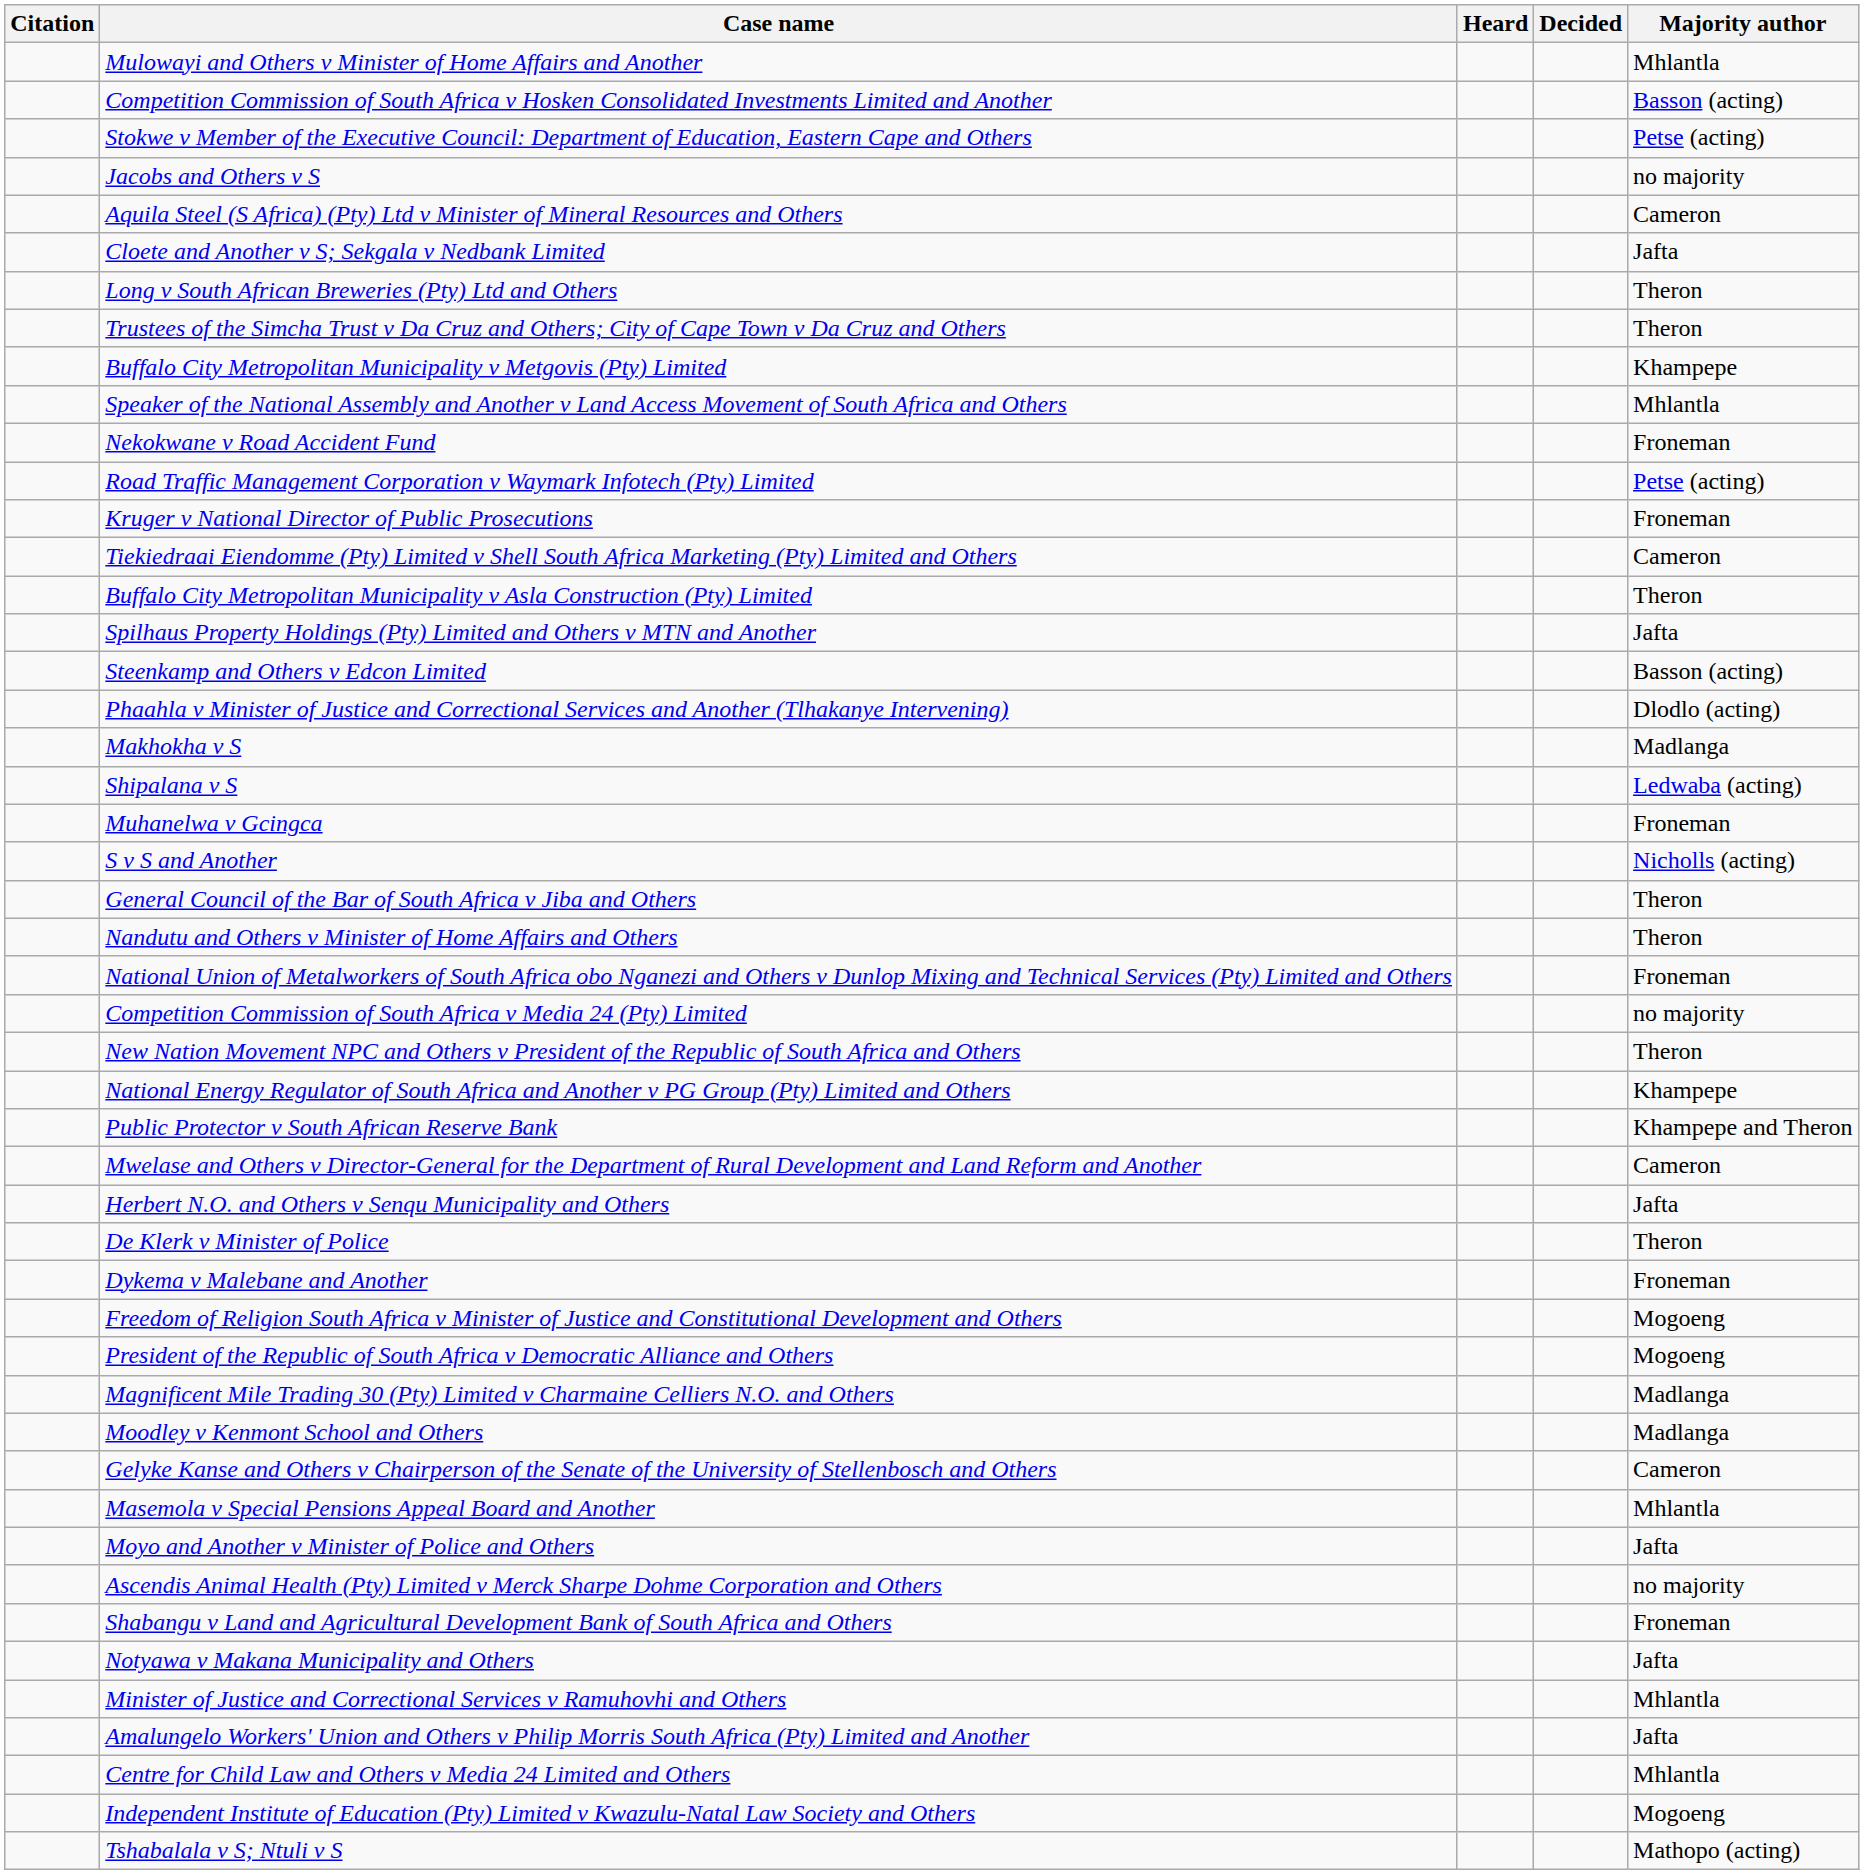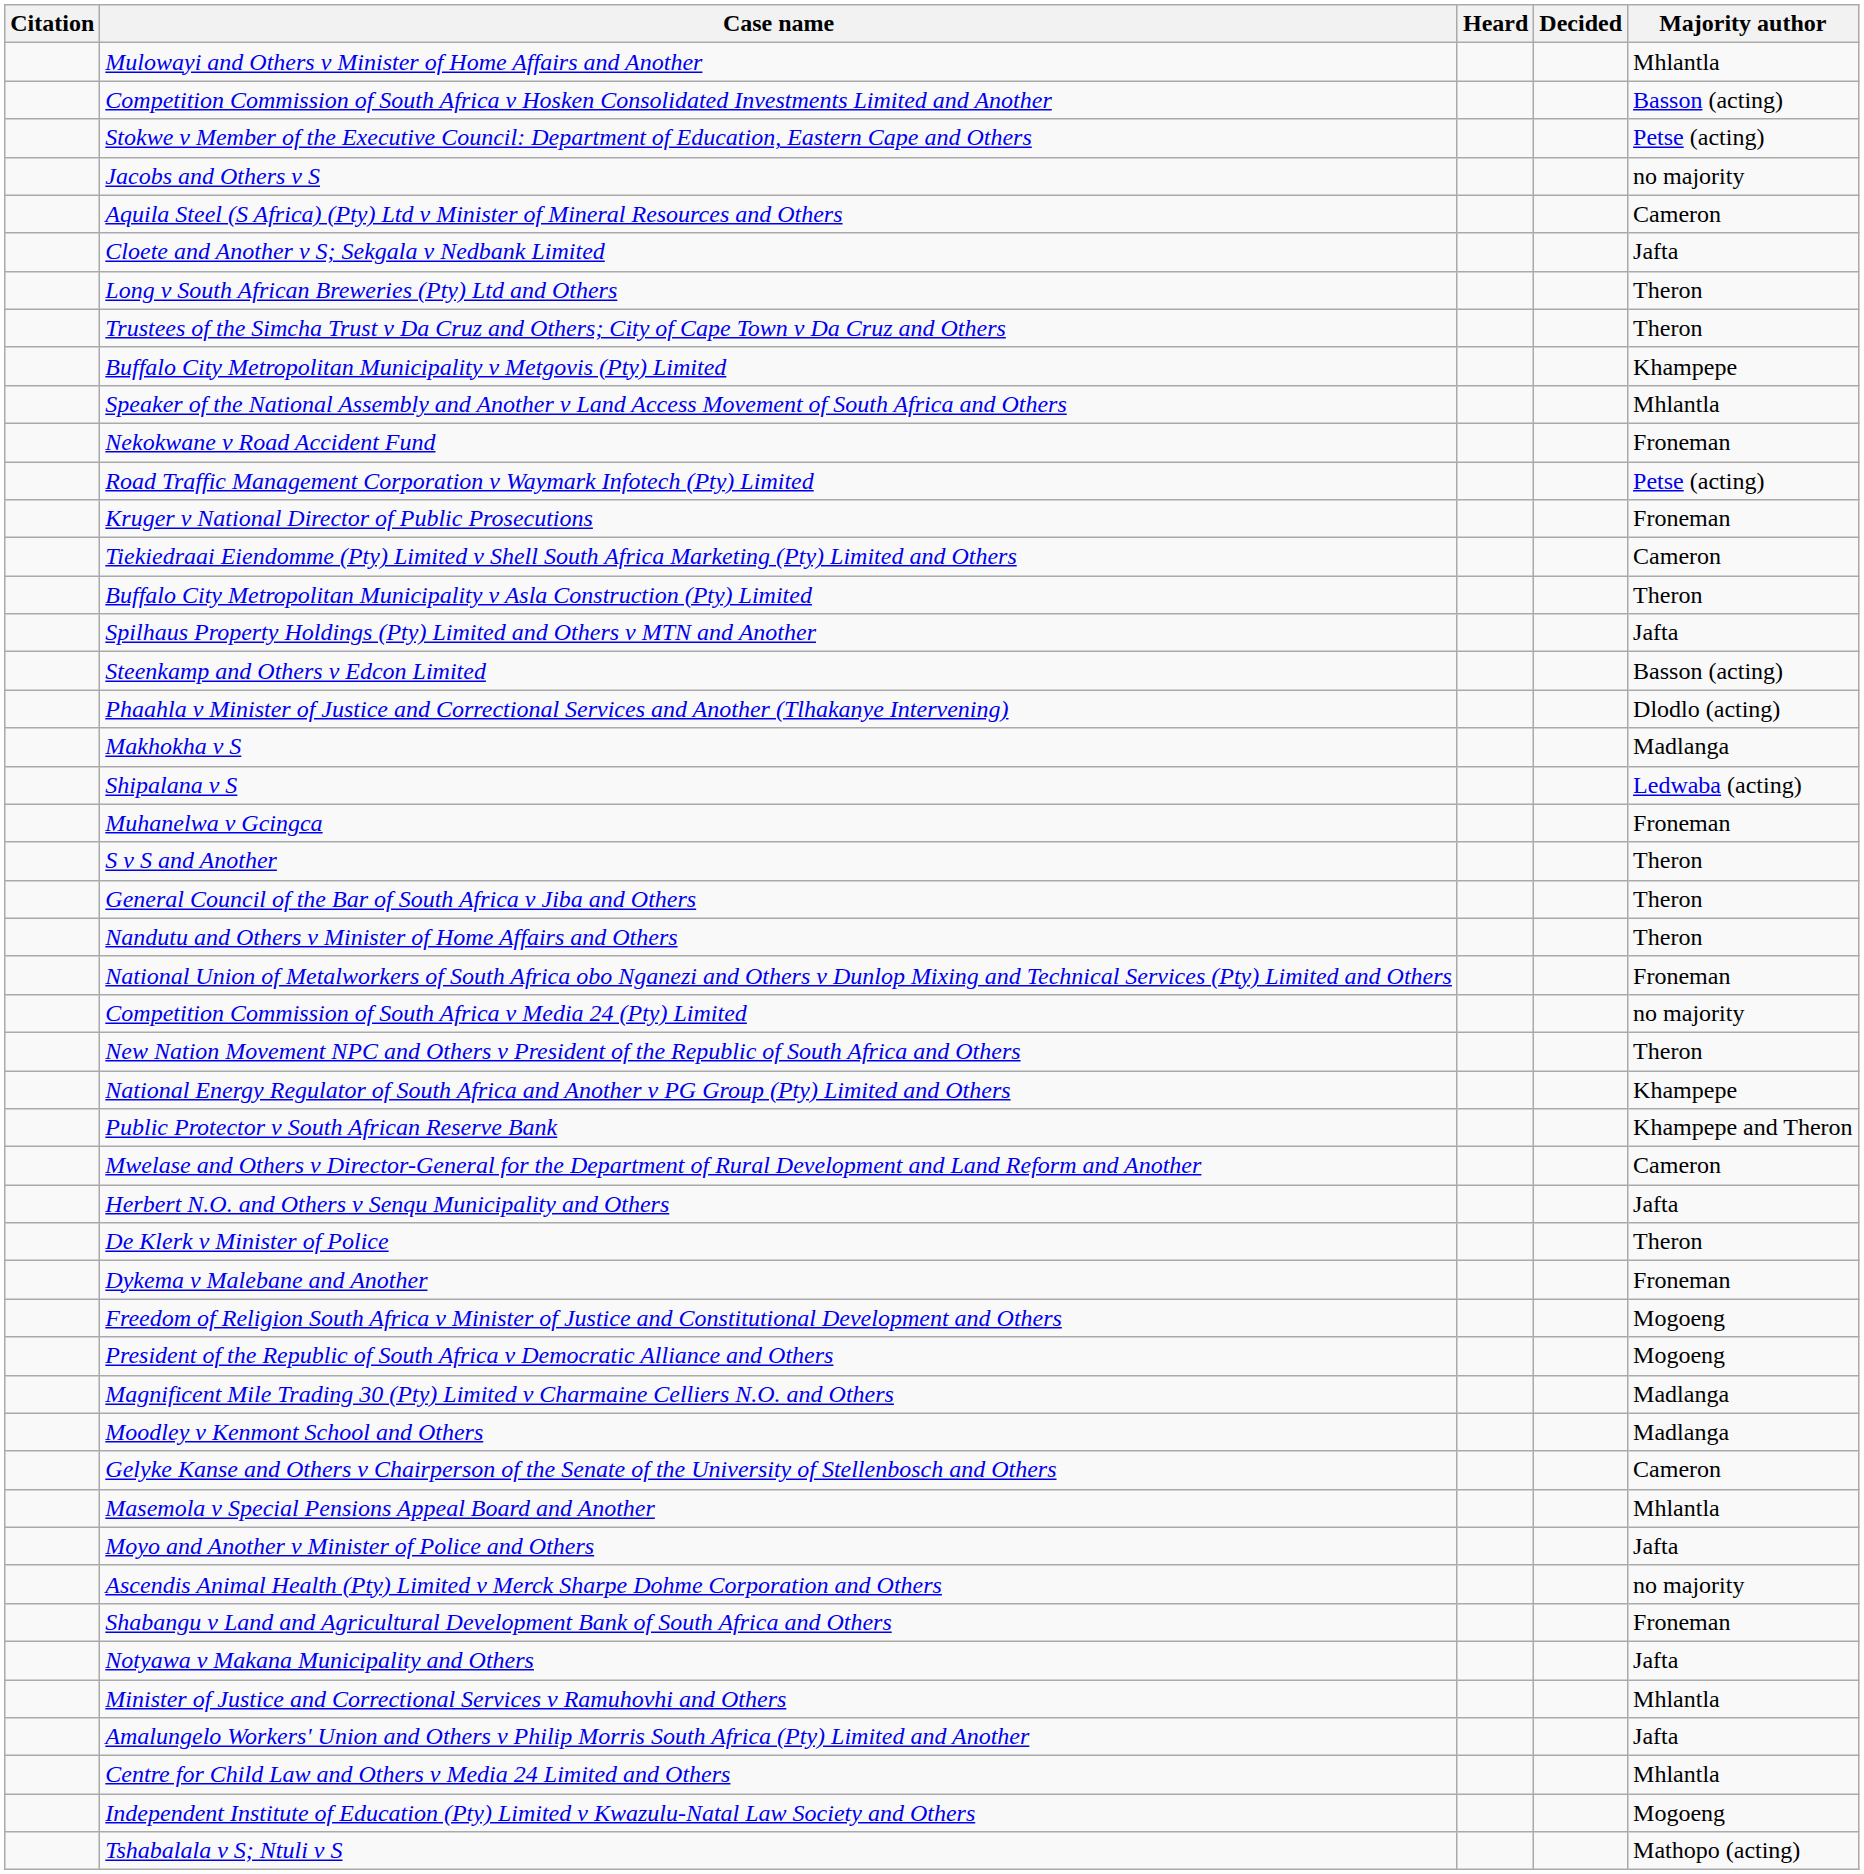(1714, 860) Nicholls (acting) -> (1668, 860) Theron
